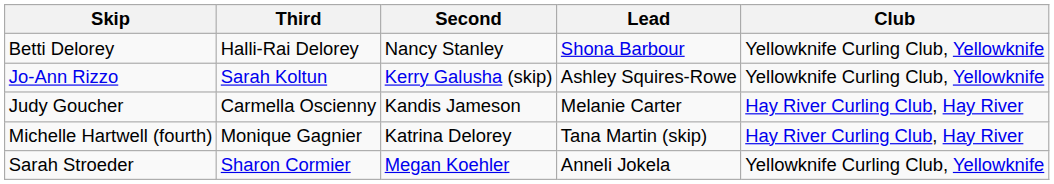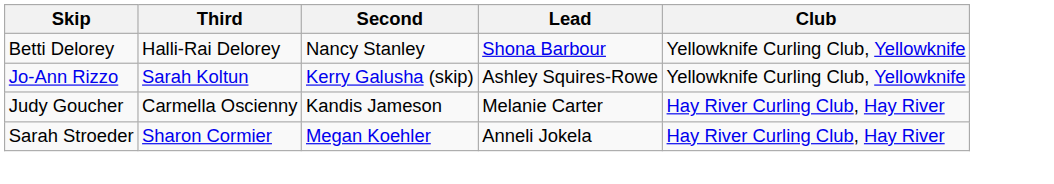- row: (111, 135)
(895, 164) Yellowknife Curling Club, Yellowknife -> (806, 135) Hay River Curling Club, Hay River
